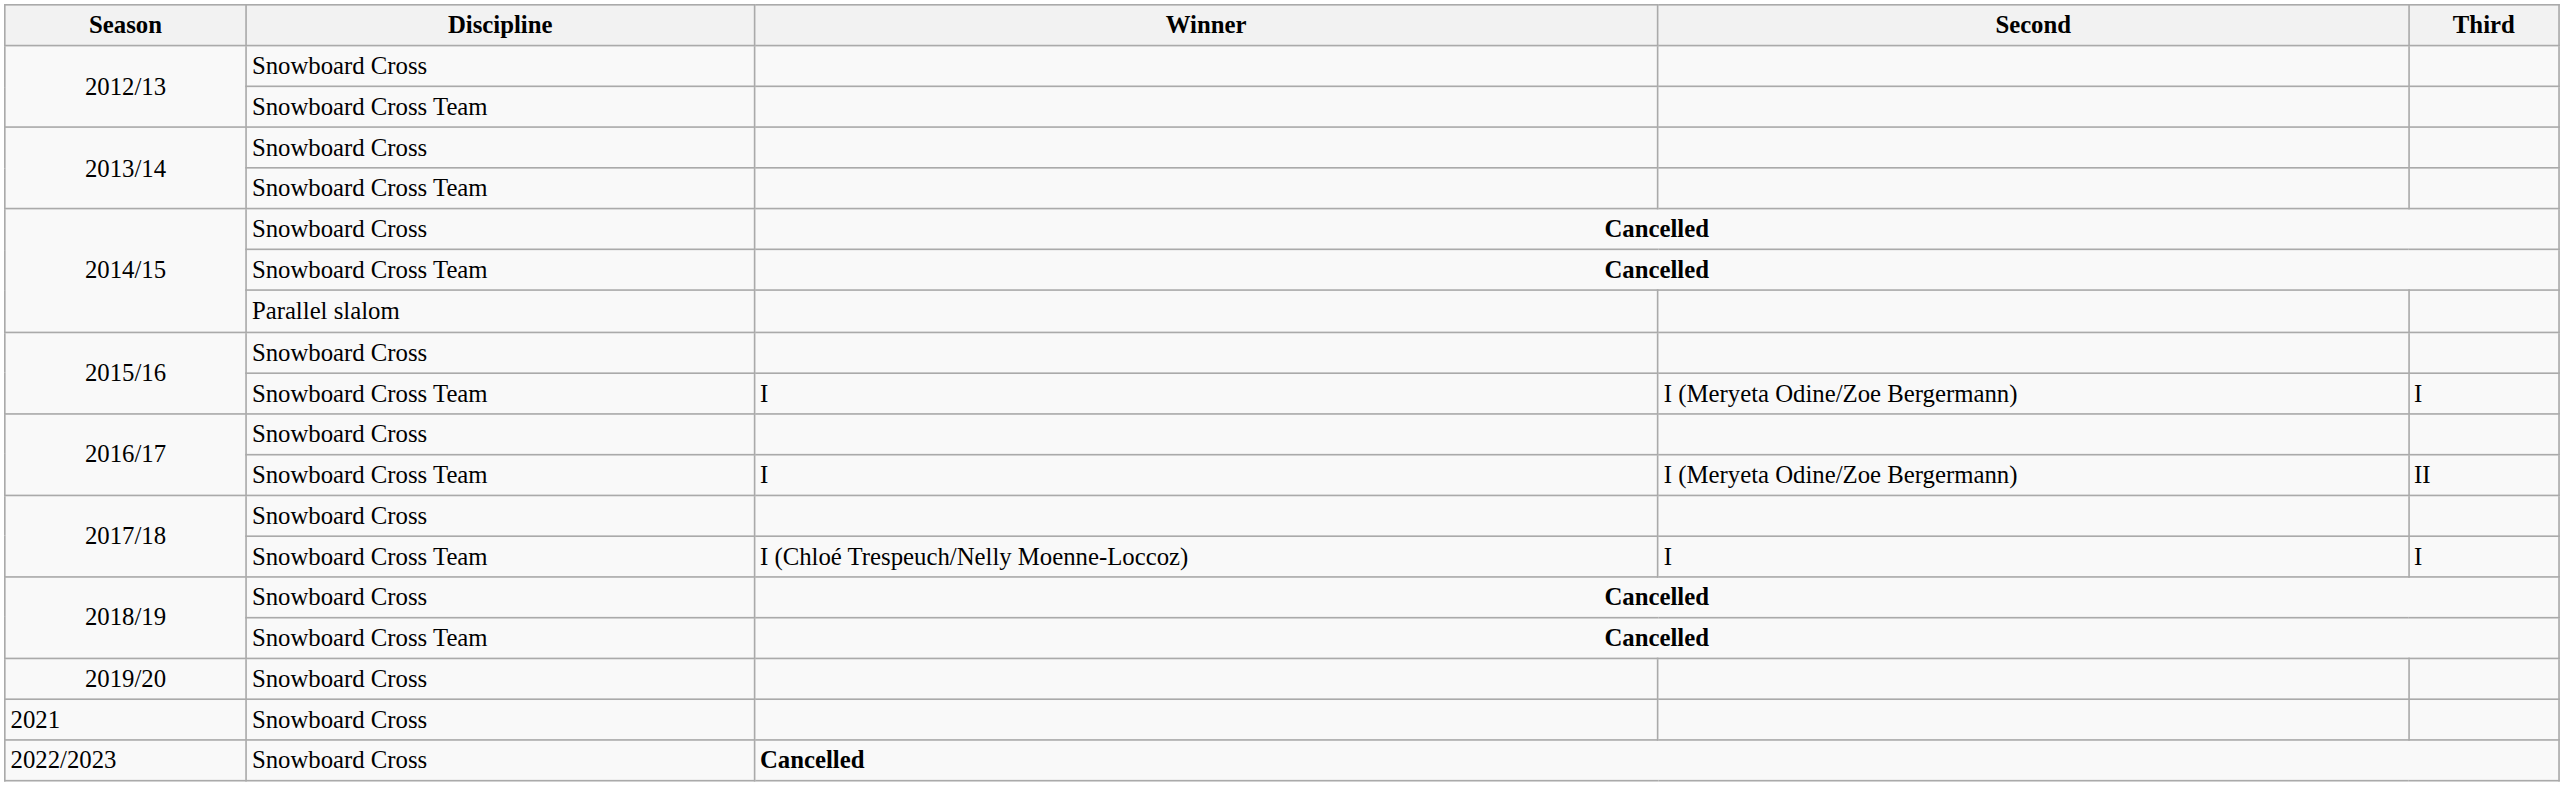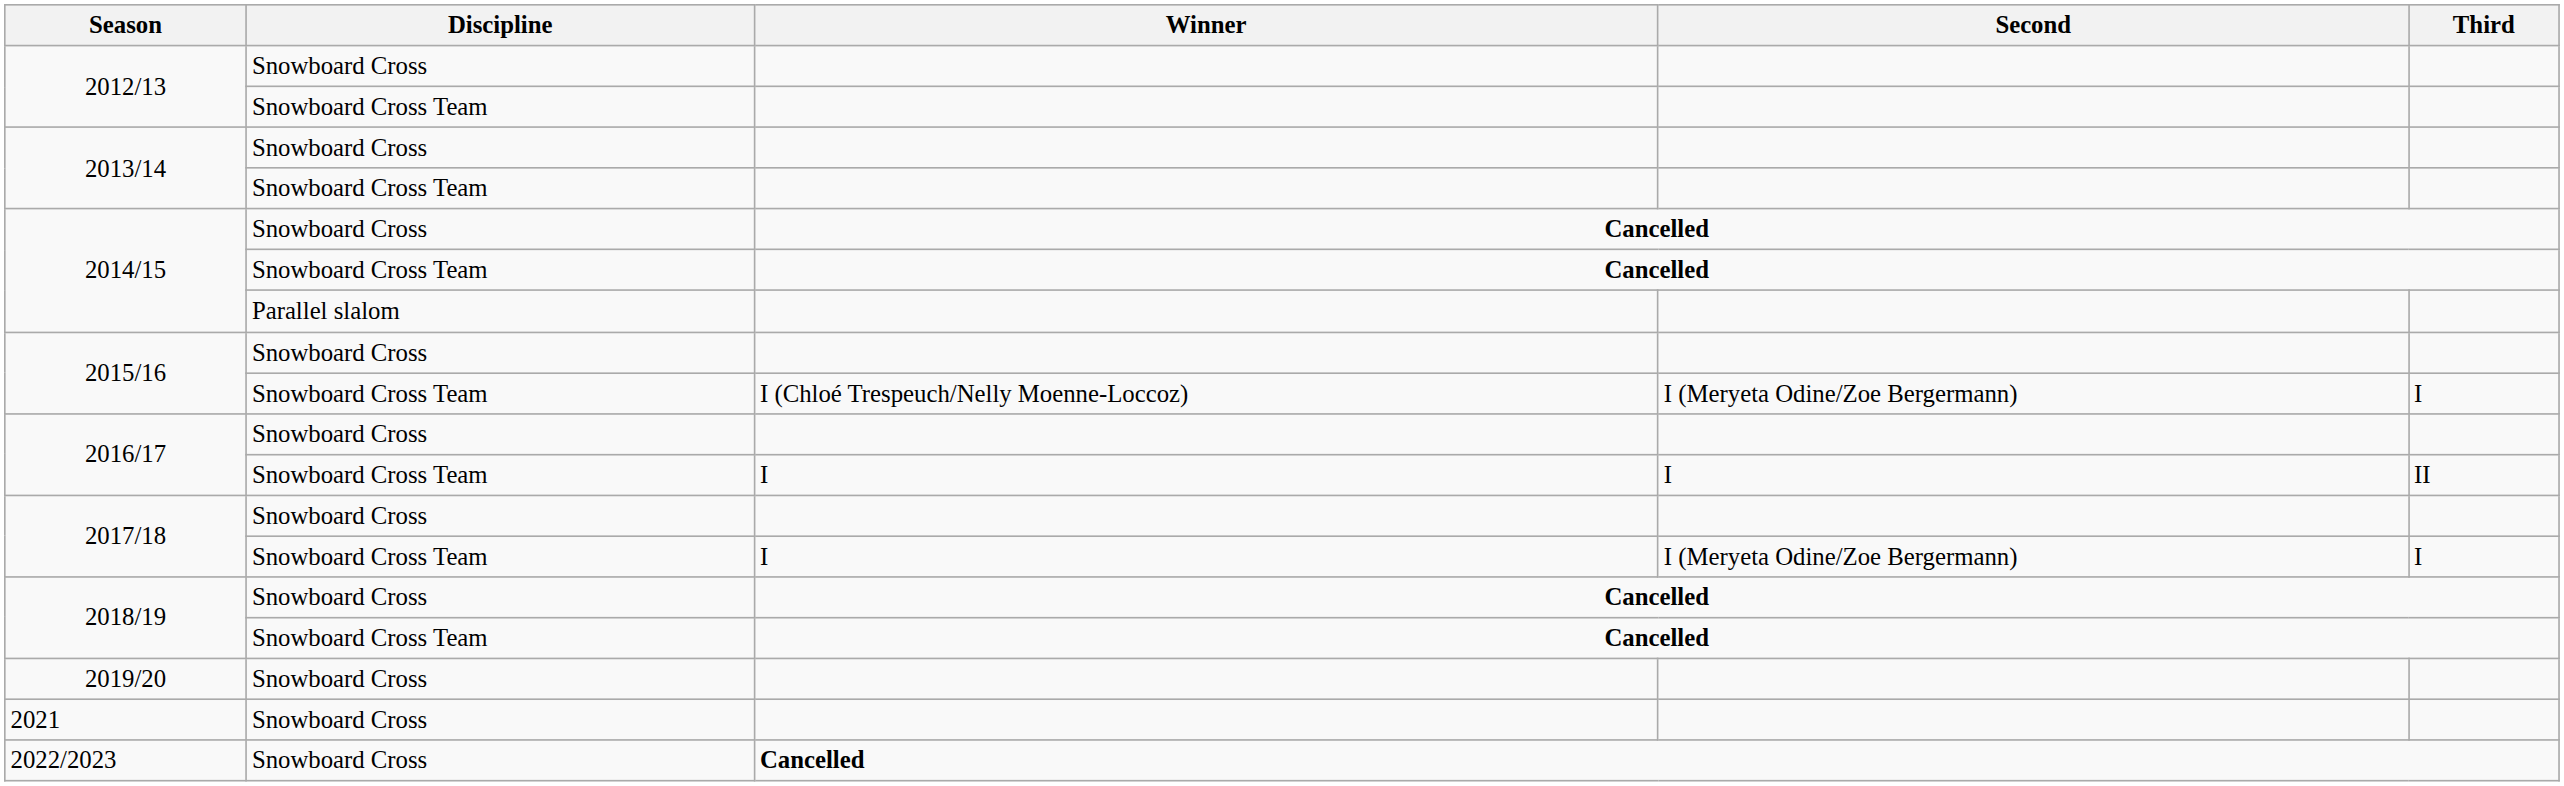(764, 392) I -> (974, 392) I (Chloé Trespeuch/Nelly Moenne-Loccoz)
(1841, 474) I (Meryeta Odine/Zoe Bergermann) -> (1668, 474) I
(974, 556) I (Chloé Trespeuch/Nelly Moenne-Loccoz) -> (764, 556) I
(1668, 556) I -> (1841, 556) I (Meryeta Odine/Zoe Bergermann)
